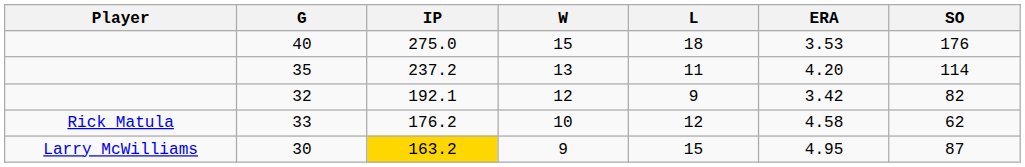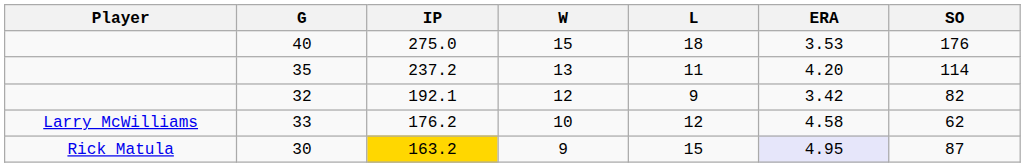(121, 123) Rick Matula -> (121, 123) Larry McWilliams
(121, 149) Larry McWilliams -> (121, 149) Rick Matula
(824, 149) no background -> (824, 149) lavender background
